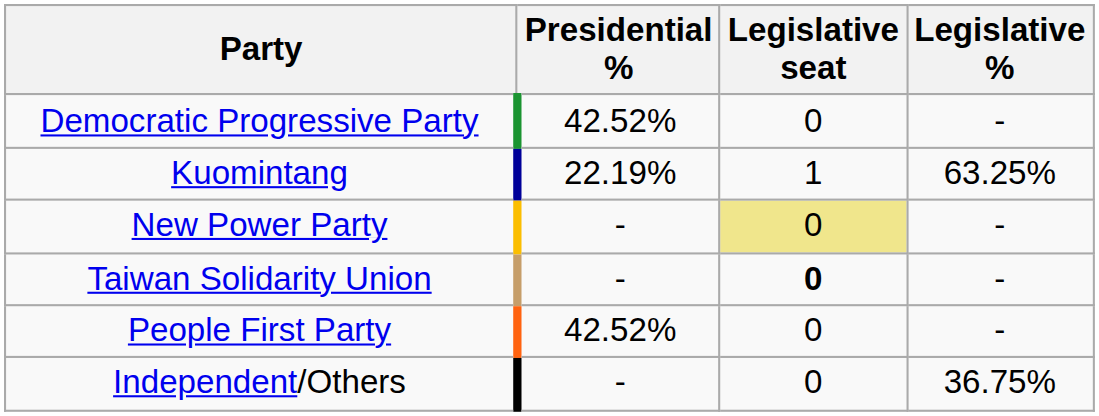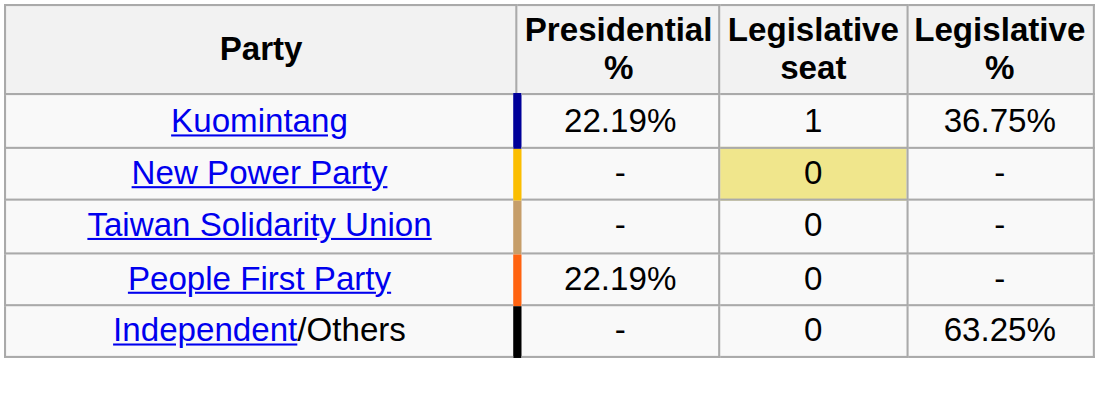- row: (260, 120)
(1000, 173) 63.25% -> (1000, 120) 36.75%
(813, 278) bold -> (813, 225) normal
(620, 330) 42.52% -> (620, 278) 22.19%
(1000, 383) 36.75% -> (1000, 330) 63.25%
